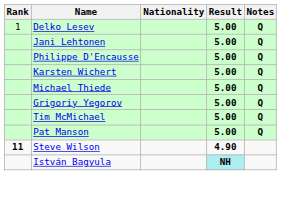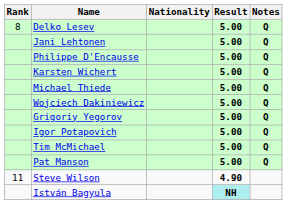(18, 27) 1 -> (18, 27) 8
+ row: (89, 102)
+ row: (75, 132)
(18, 147) bold -> (18, 177) normal
